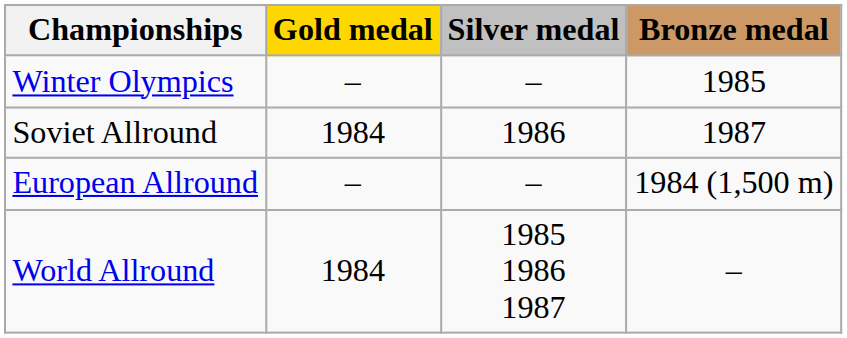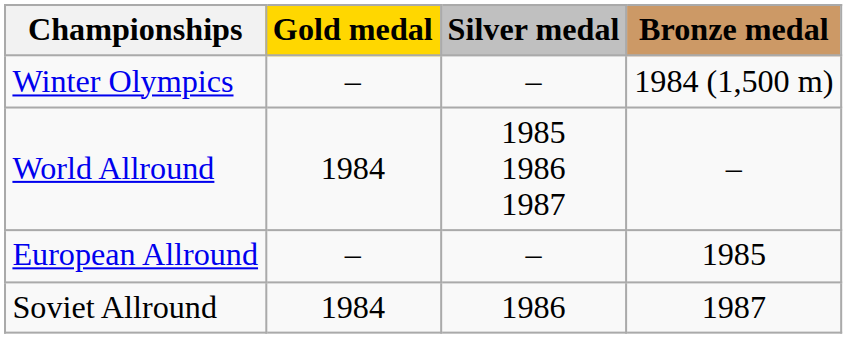(734, 81) 1985 -> (734, 81) 1984 (1,500 m)
rows swapped: (113, 270) <-> (115, 132)
(734, 183) 1984 (1,500 m) -> (734, 255) 1985
